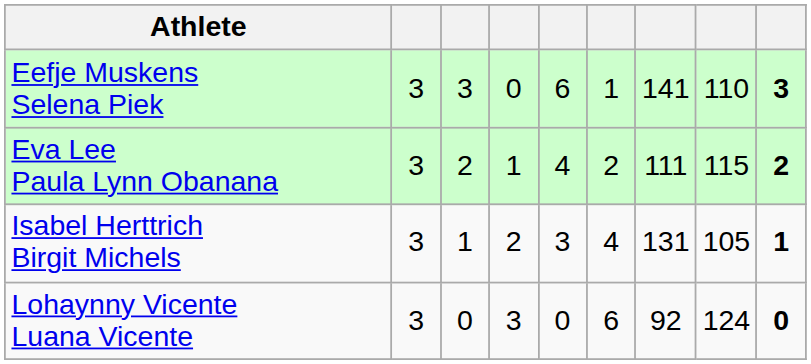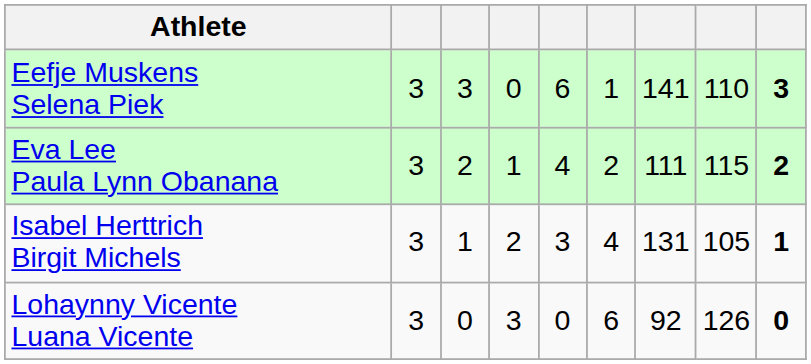(726, 319) 124 -> (726, 319) 126
